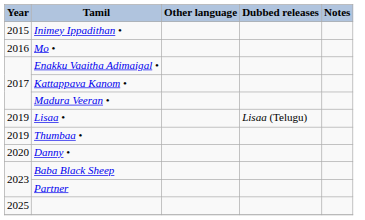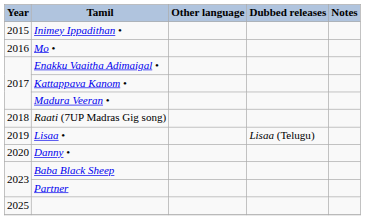+ row: (18, 118)
- row: (18, 135)
